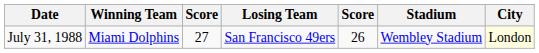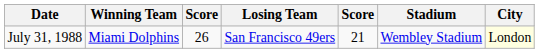(202, 37) 27 -> (202, 37) 26
(358, 37) 26 -> (358, 37) 21
